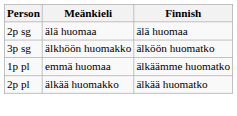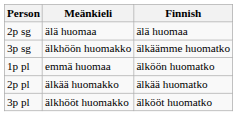(175, 48) älköön huomatko -> (183, 48) älkäämme huomatko
(183, 66) älkäämme huomatko -> (175, 66) älköön huomatko
+ row: (18, 102)
